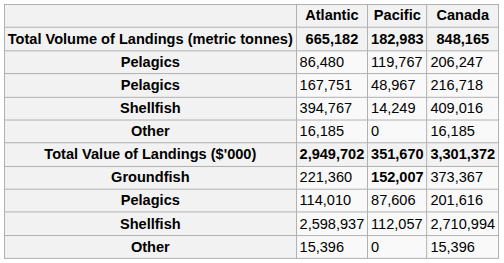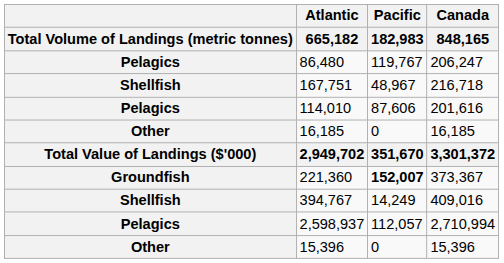(150, 85) Pelagics -> (150, 85) Shellfish
rows swapped: (326, 108) <-> (325, 200)
(150, 223) Shellfish -> (150, 223) Pelagics
